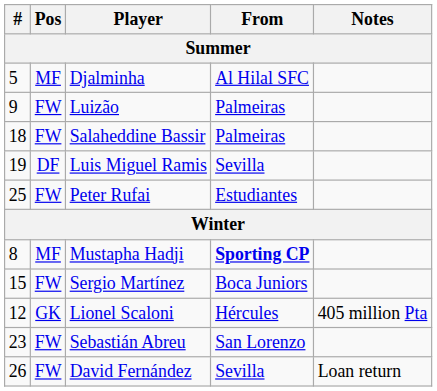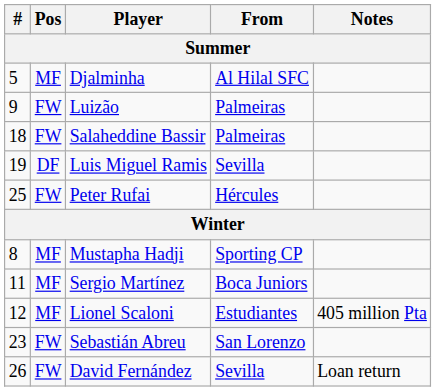(256, 195) Estudiantes -> (247, 195) Hércules
(262, 253) bold -> (259, 253) normal
(18, 283) 15 -> (17, 283) 11
(48, 283) FW -> (48, 283) MF
(48, 312) GK -> (48, 312) MF
(247, 312) Hércules -> (256, 312) Estudiantes
